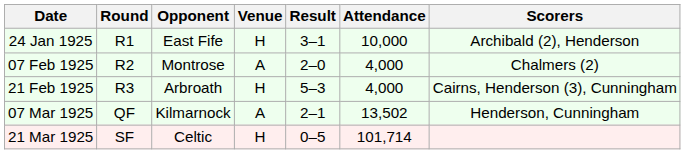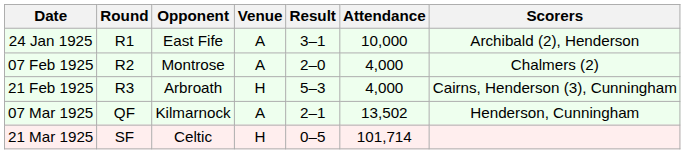(260, 40) H -> (260, 40) A
